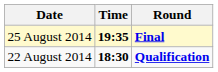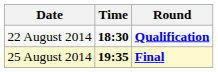rows swapped: (50, 57) <-> (50, 36)
